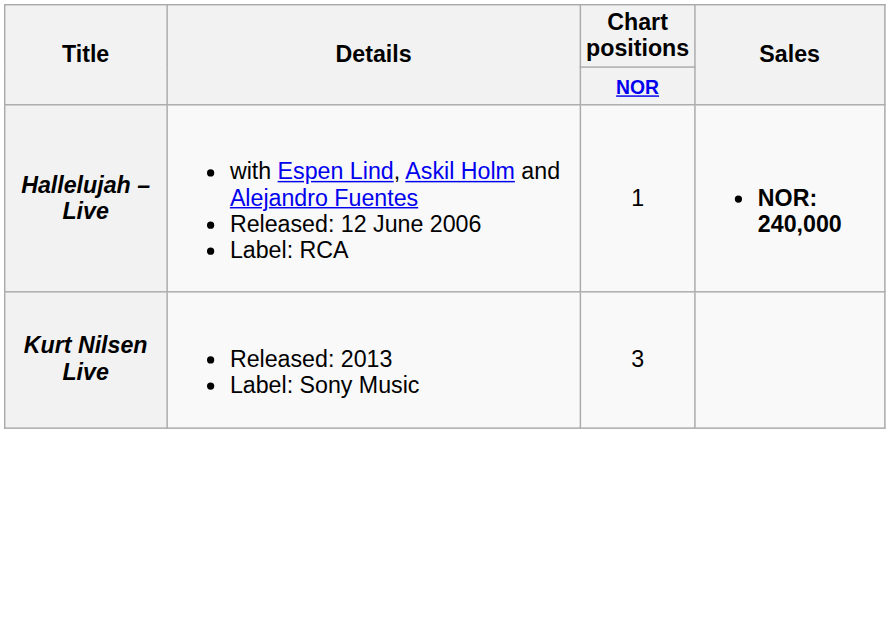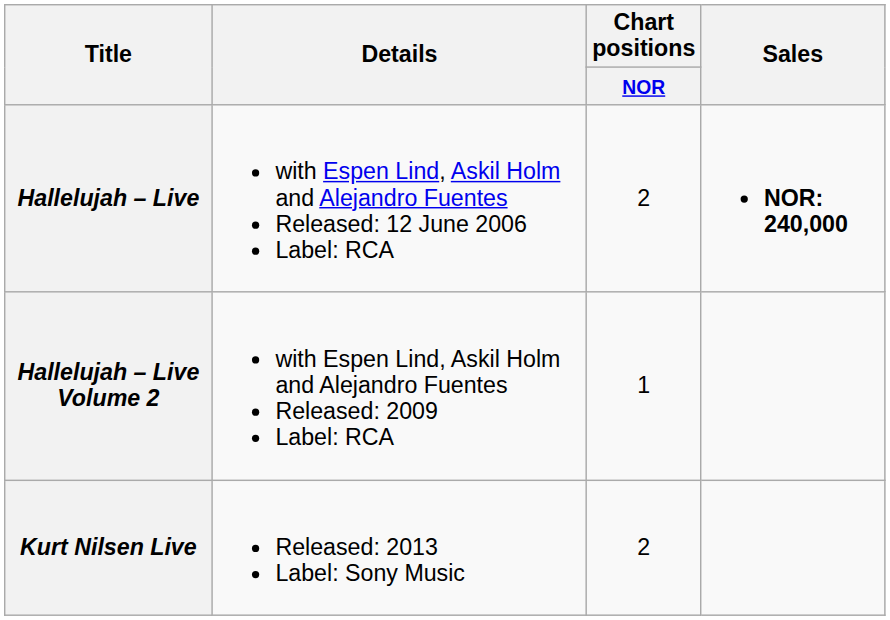(638, 197) 1 -> (644, 197) 2
+ row: (108, 385)
(638, 359) 3 -> (644, 547) 2
